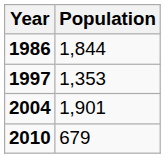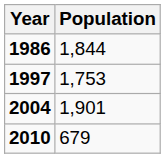(83, 78) 1,353 -> (83, 78) 1,753
